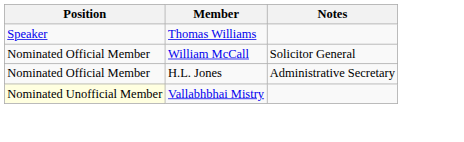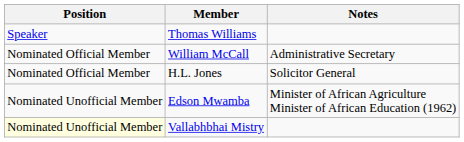(313, 53) Solicitor General -> (332, 53) Administrative Secretary
(332, 73) Administrative Secretary -> (313, 73) Solicitor General
+ row: (209, 100)
